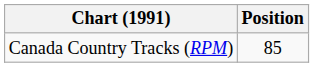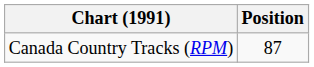(273, 47) 85 -> (273, 47) 87
